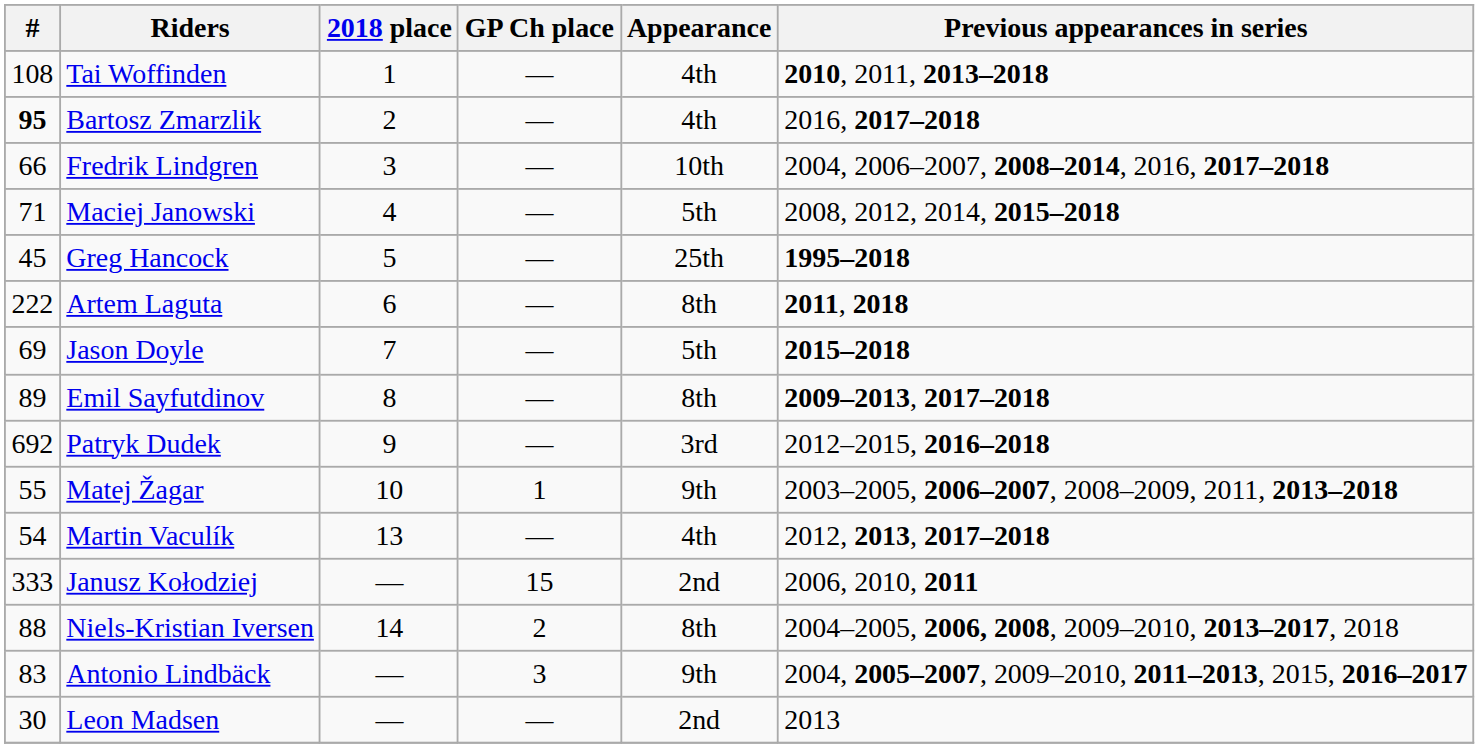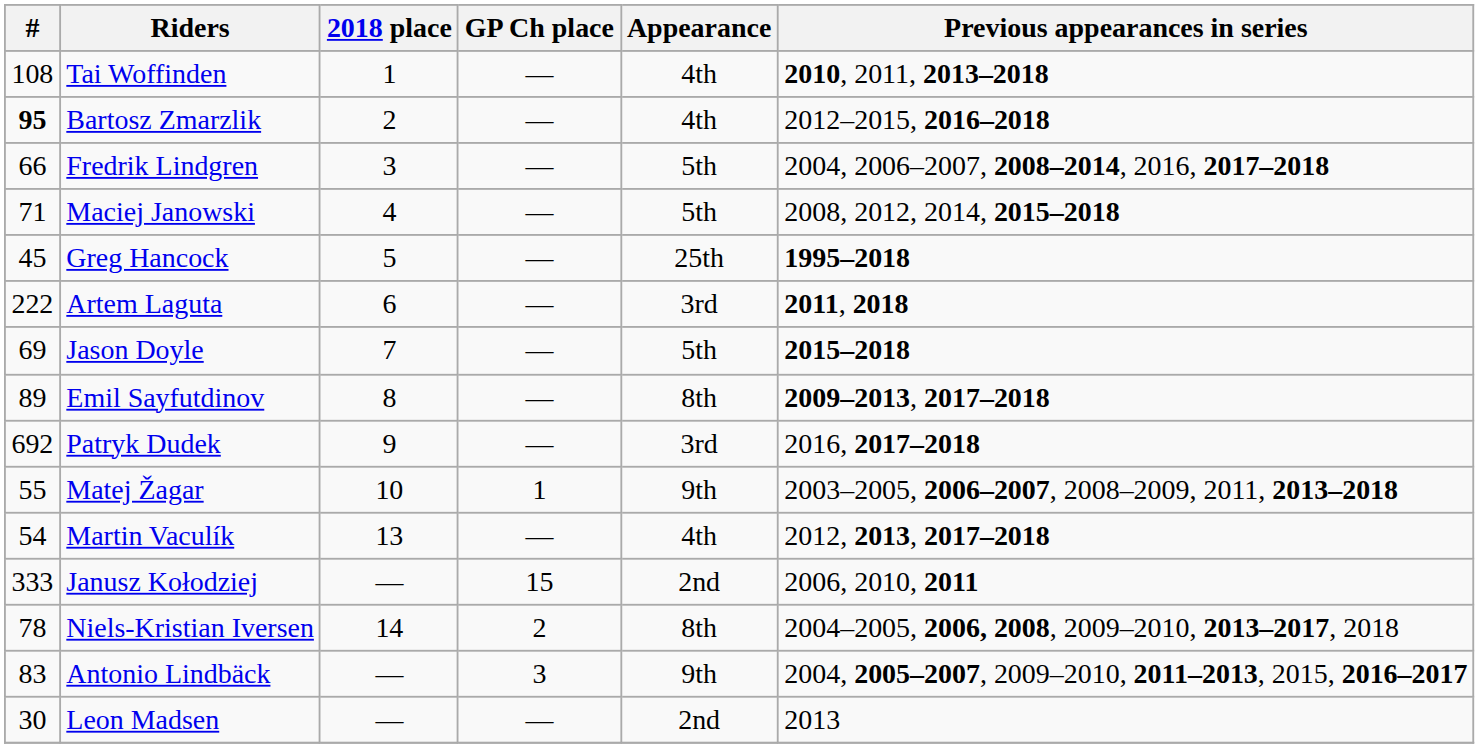(882, 119) 2016, 2017–2018 -> (917, 119) 2012–2015, 2016–2018
(699, 166) 10th -> (699, 166) 5th
(699, 304) 8th -> (699, 304) 3rd
(917, 442) 2012–2015, 2016–2018 -> (882, 442) 2016, 2017–2018
(32, 627) 88 -> (32, 627) 78
